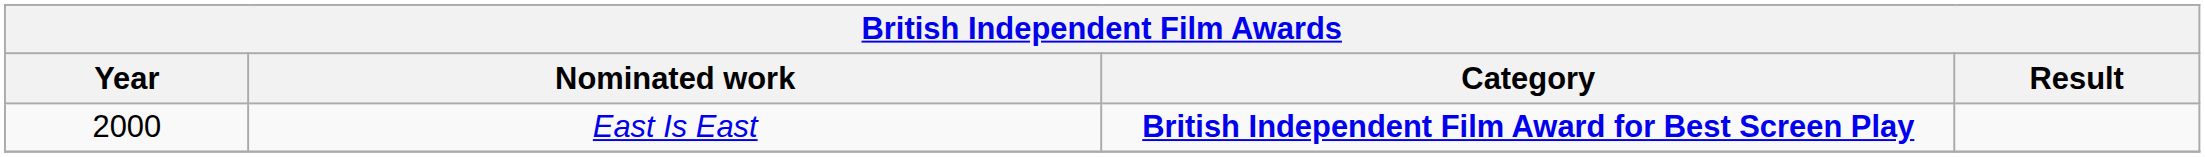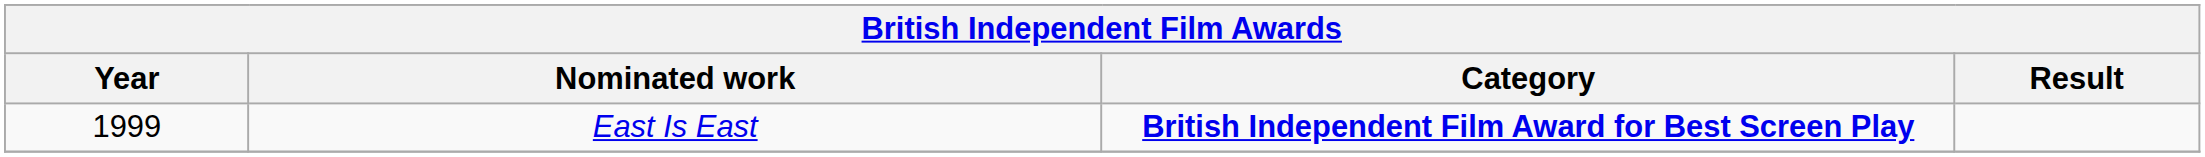(127, 126) 2000 -> (127, 126) 1999
